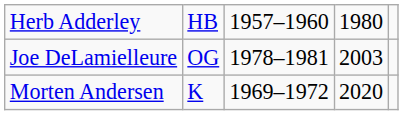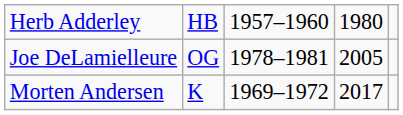(361, 57) 2003 -> (361, 57) 2005
(361, 92) 2020 -> (361, 92) 2017
